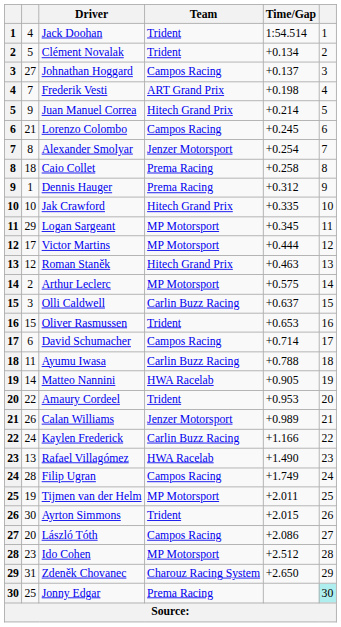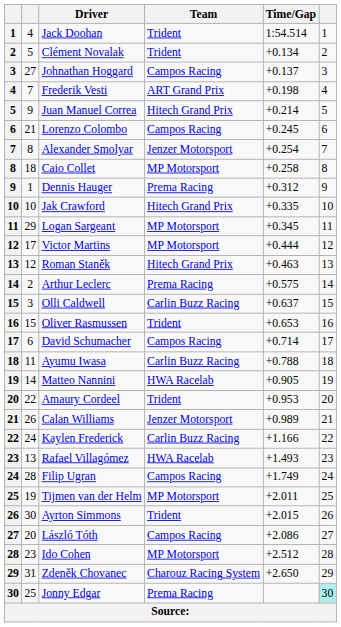(180, 168) Prema Racing -> (183, 168) MP Motorsport
(183, 283) MP Motorsport -> (180, 283) Prema Racing
(282, 457) +1.490 -> (282, 457) +1.493
